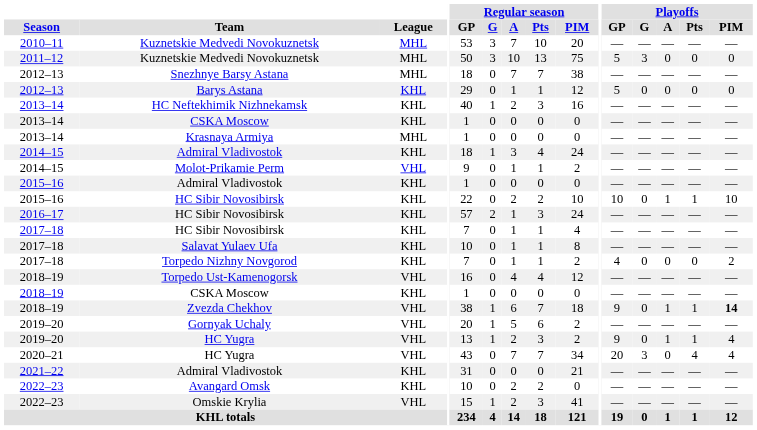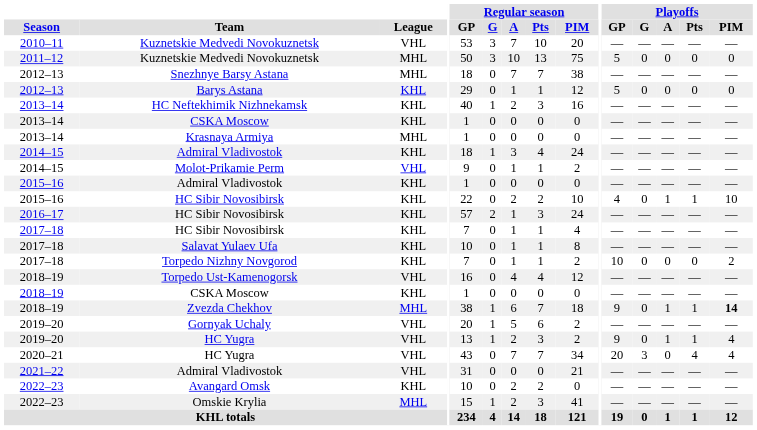(413, 43) MHL -> (413, 43) VHL
(644, 58) 3 -> (644, 58) 0
(617, 199) 10 -> (617, 199) 4
(617, 261) 4 -> (617, 261) 10
(413, 308) VHL -> (413, 308) MHL
(413, 370) KHL -> (413, 370) VHL
(413, 401) VHL -> (413, 401) MHL
